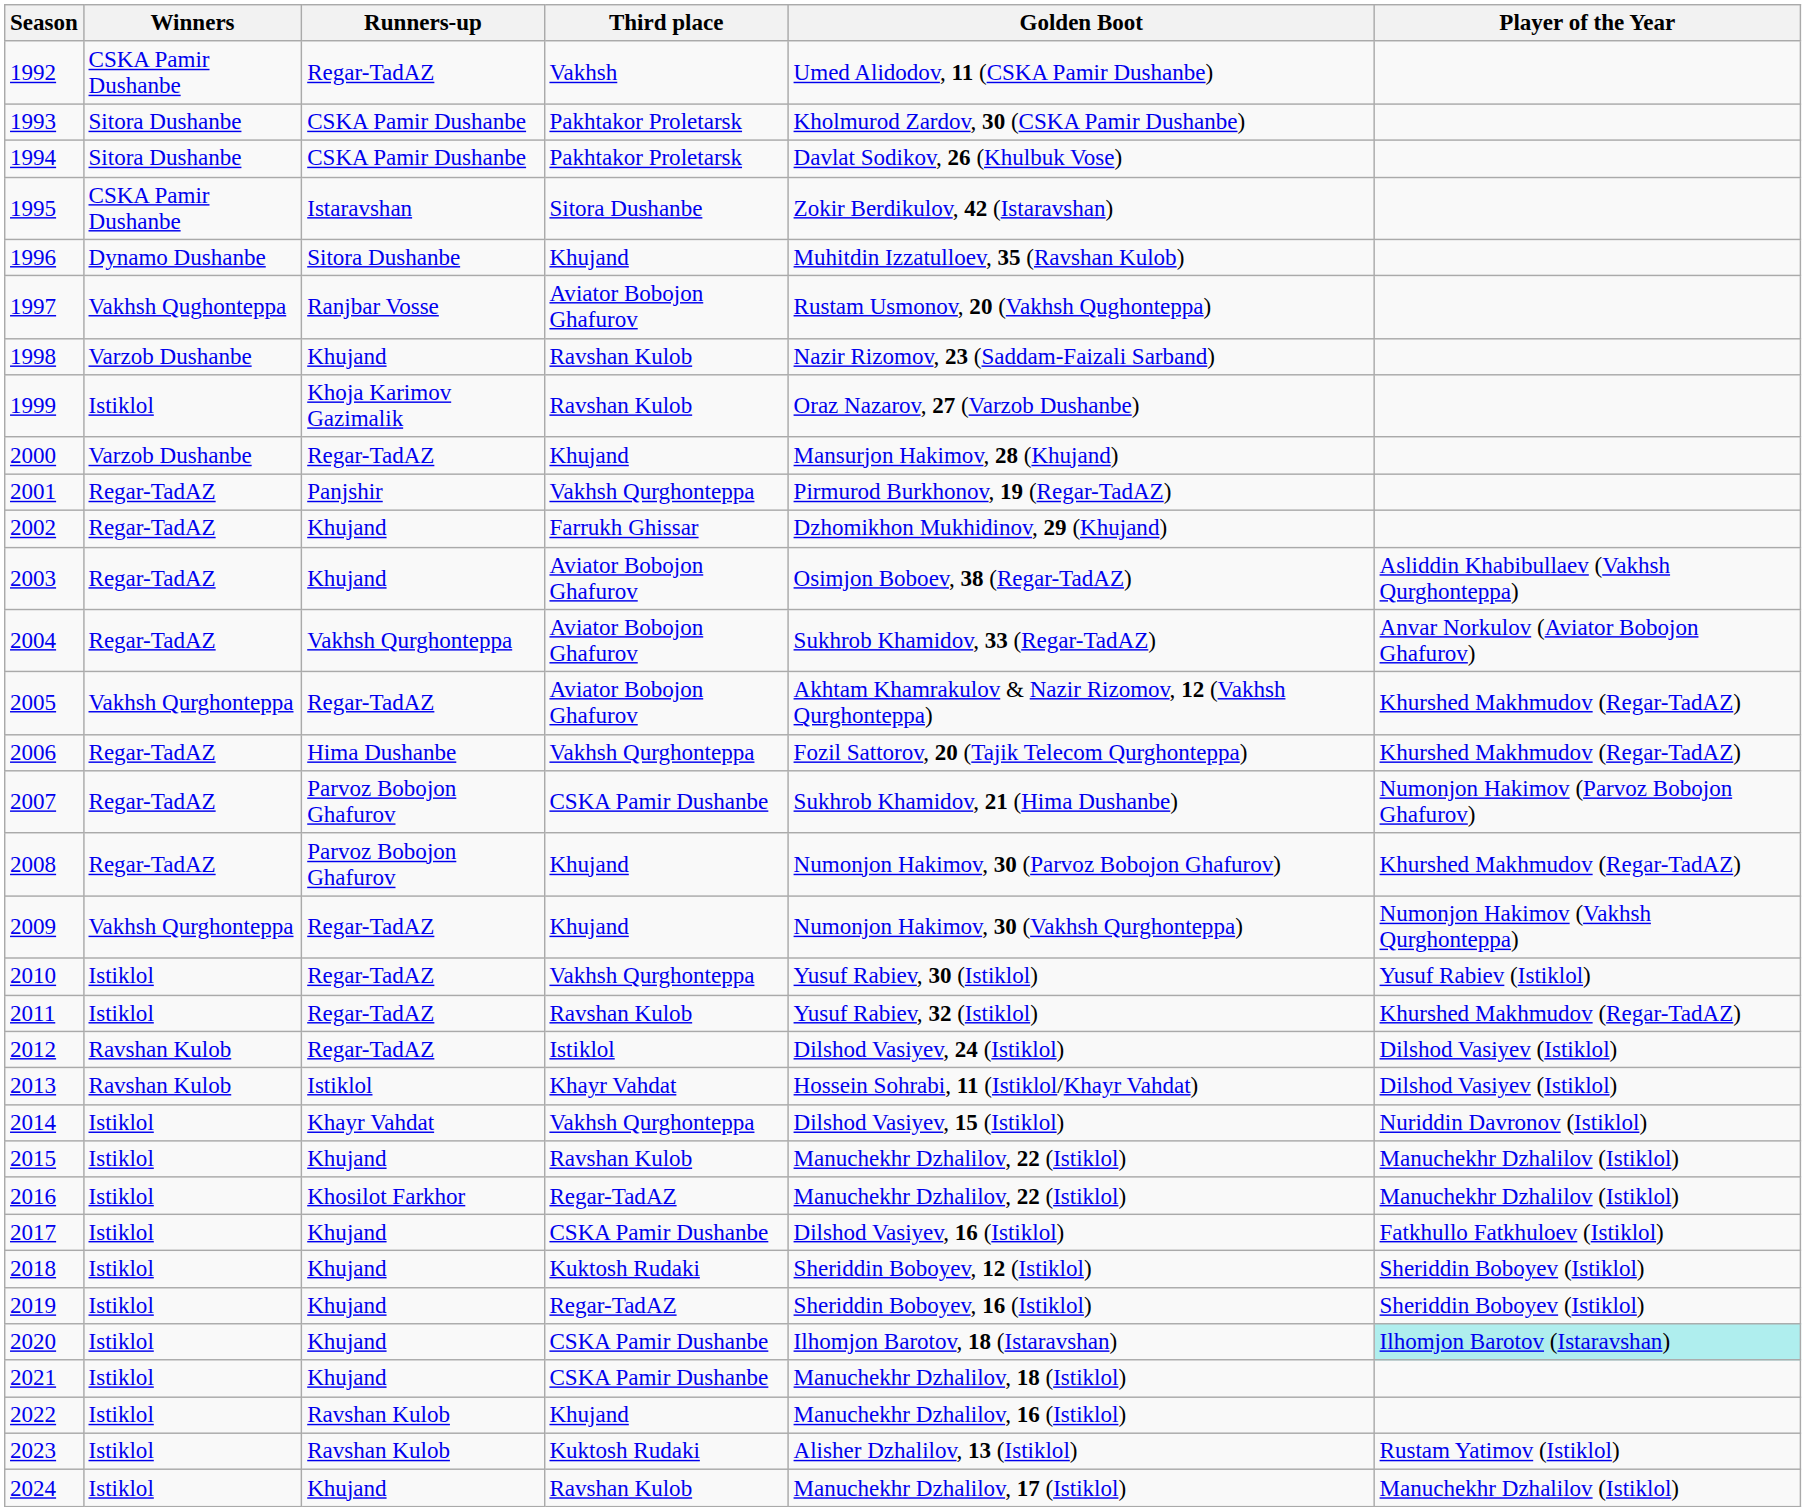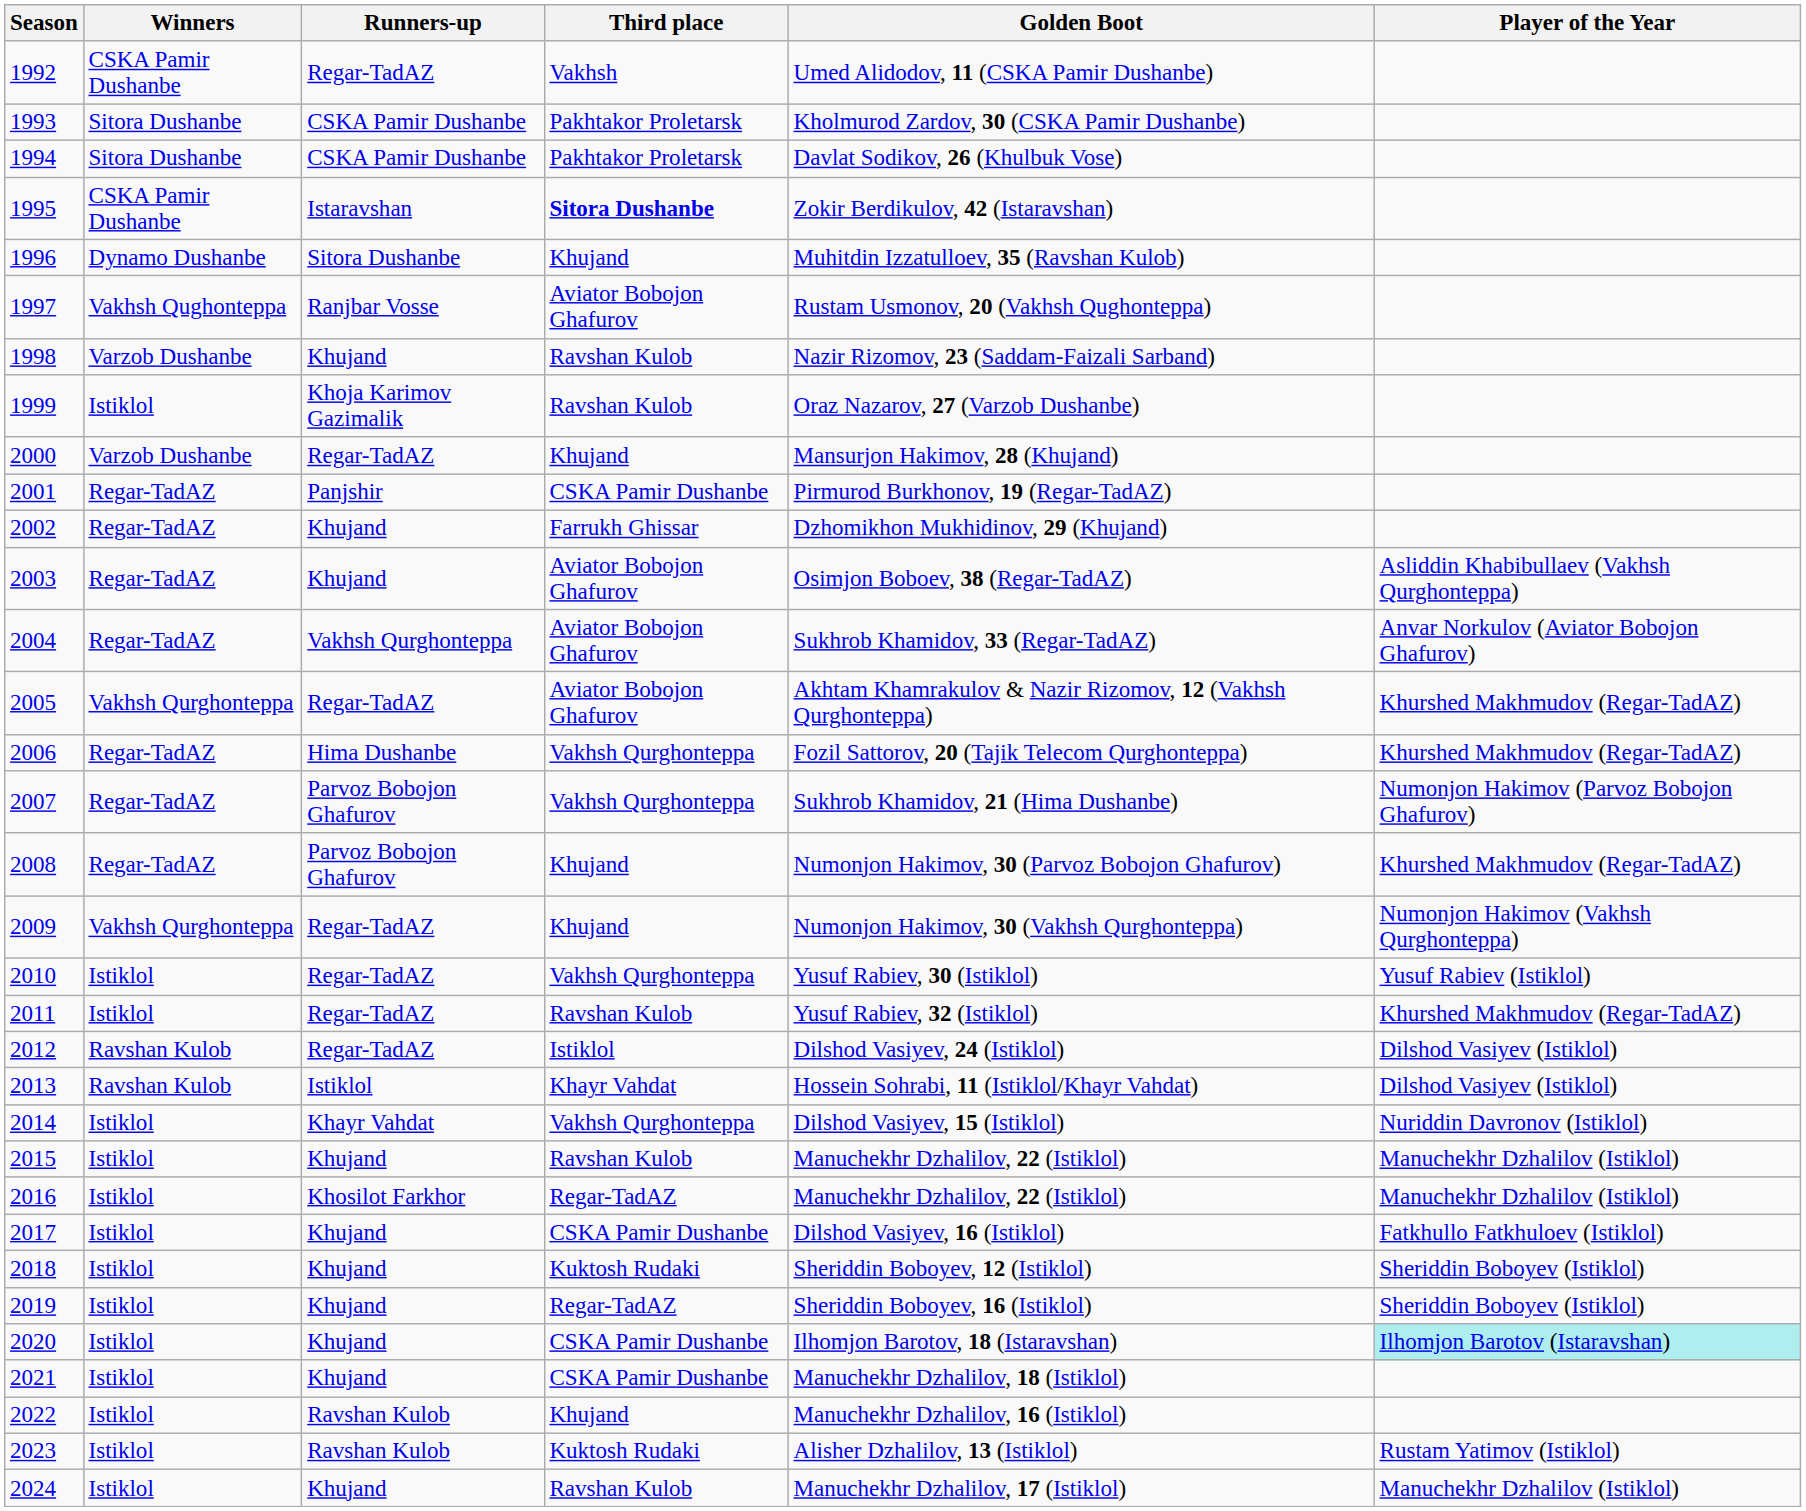(626, 207) normal -> (632, 207) bold
(652, 491) Vakhsh Qurghonteppa -> (659, 491) CSKA Pamir Dushanbe
(659, 801) CSKA Pamir Dushanbe -> (652, 801) Vakhsh Qurghonteppa
